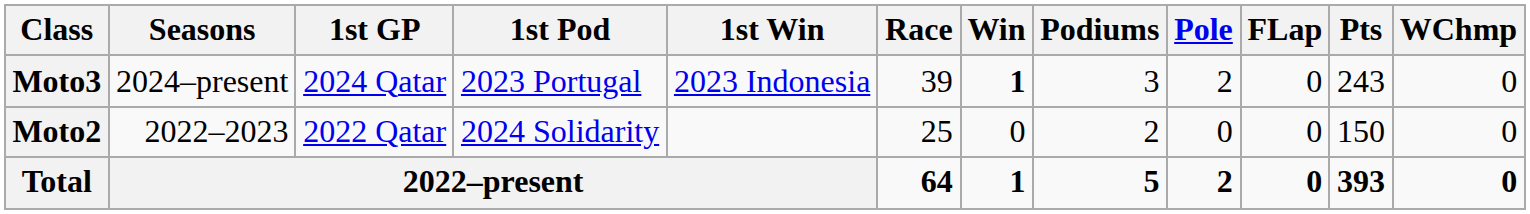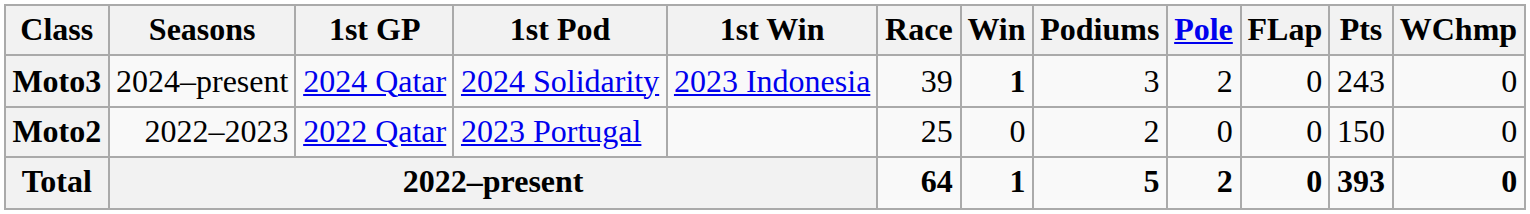(551, 80) 2023 Portugal -> (560, 80) 2024 Solidarity
(560, 131) 2024 Solidarity -> (551, 131) 2023 Portugal
